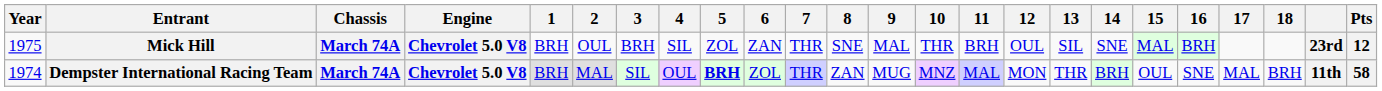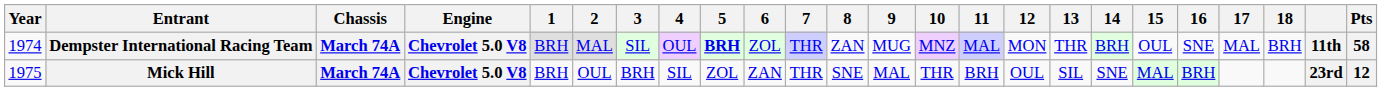rows swapped: (181, 73) <-> (181, 45)
